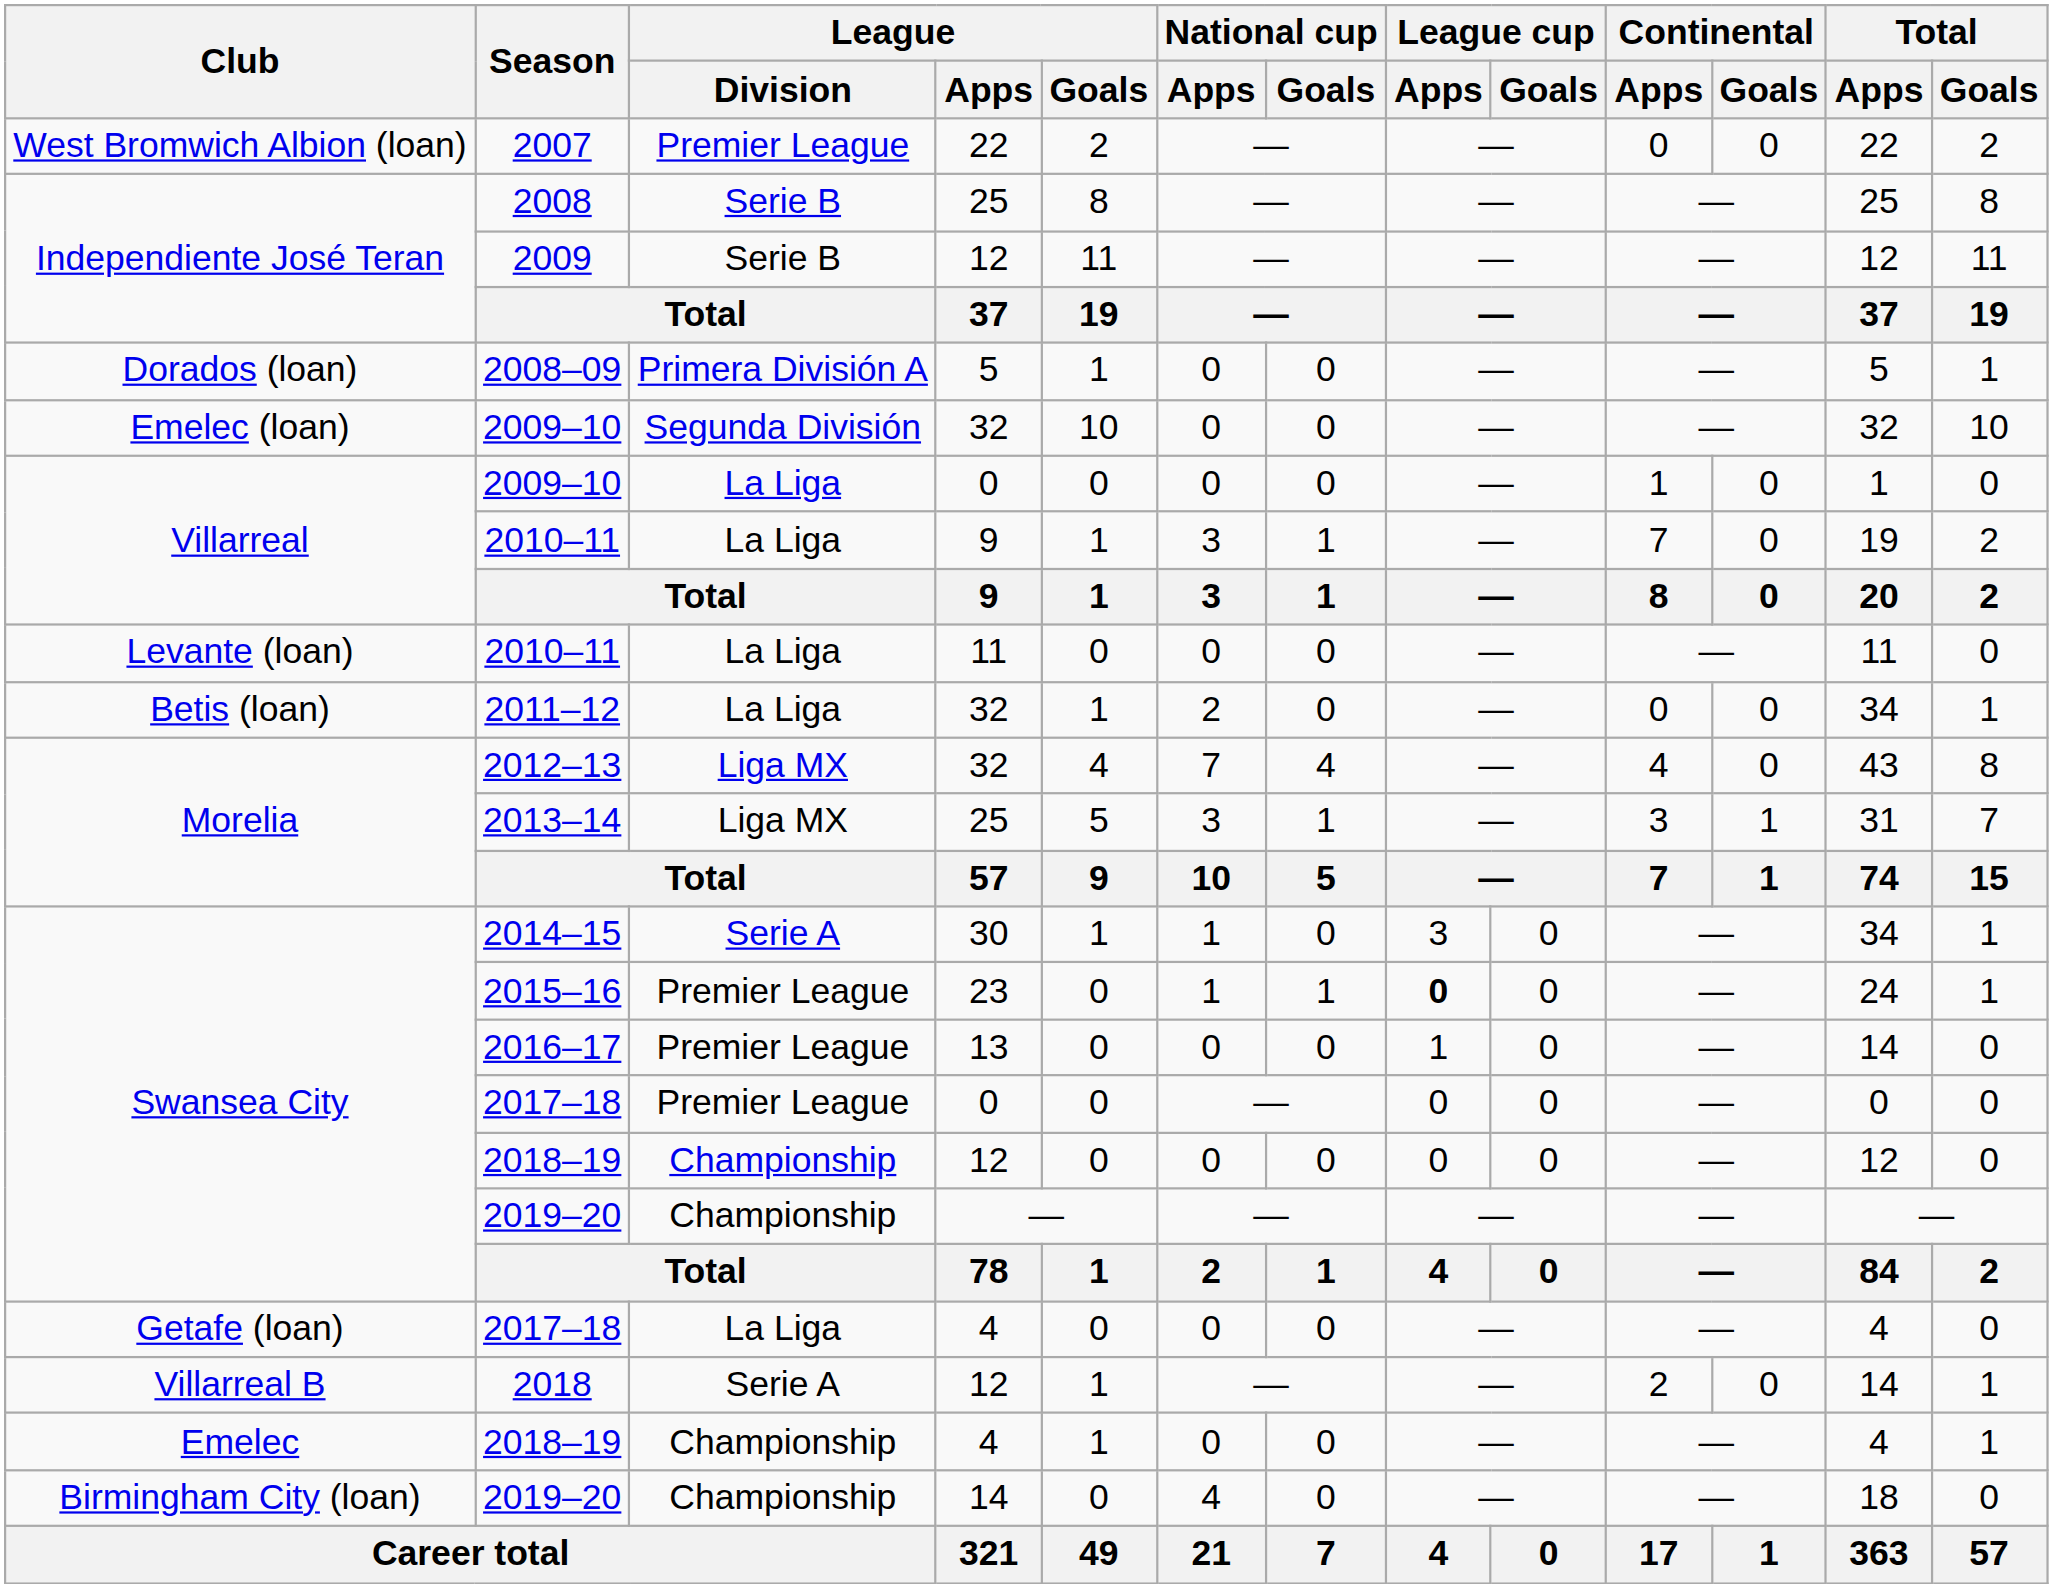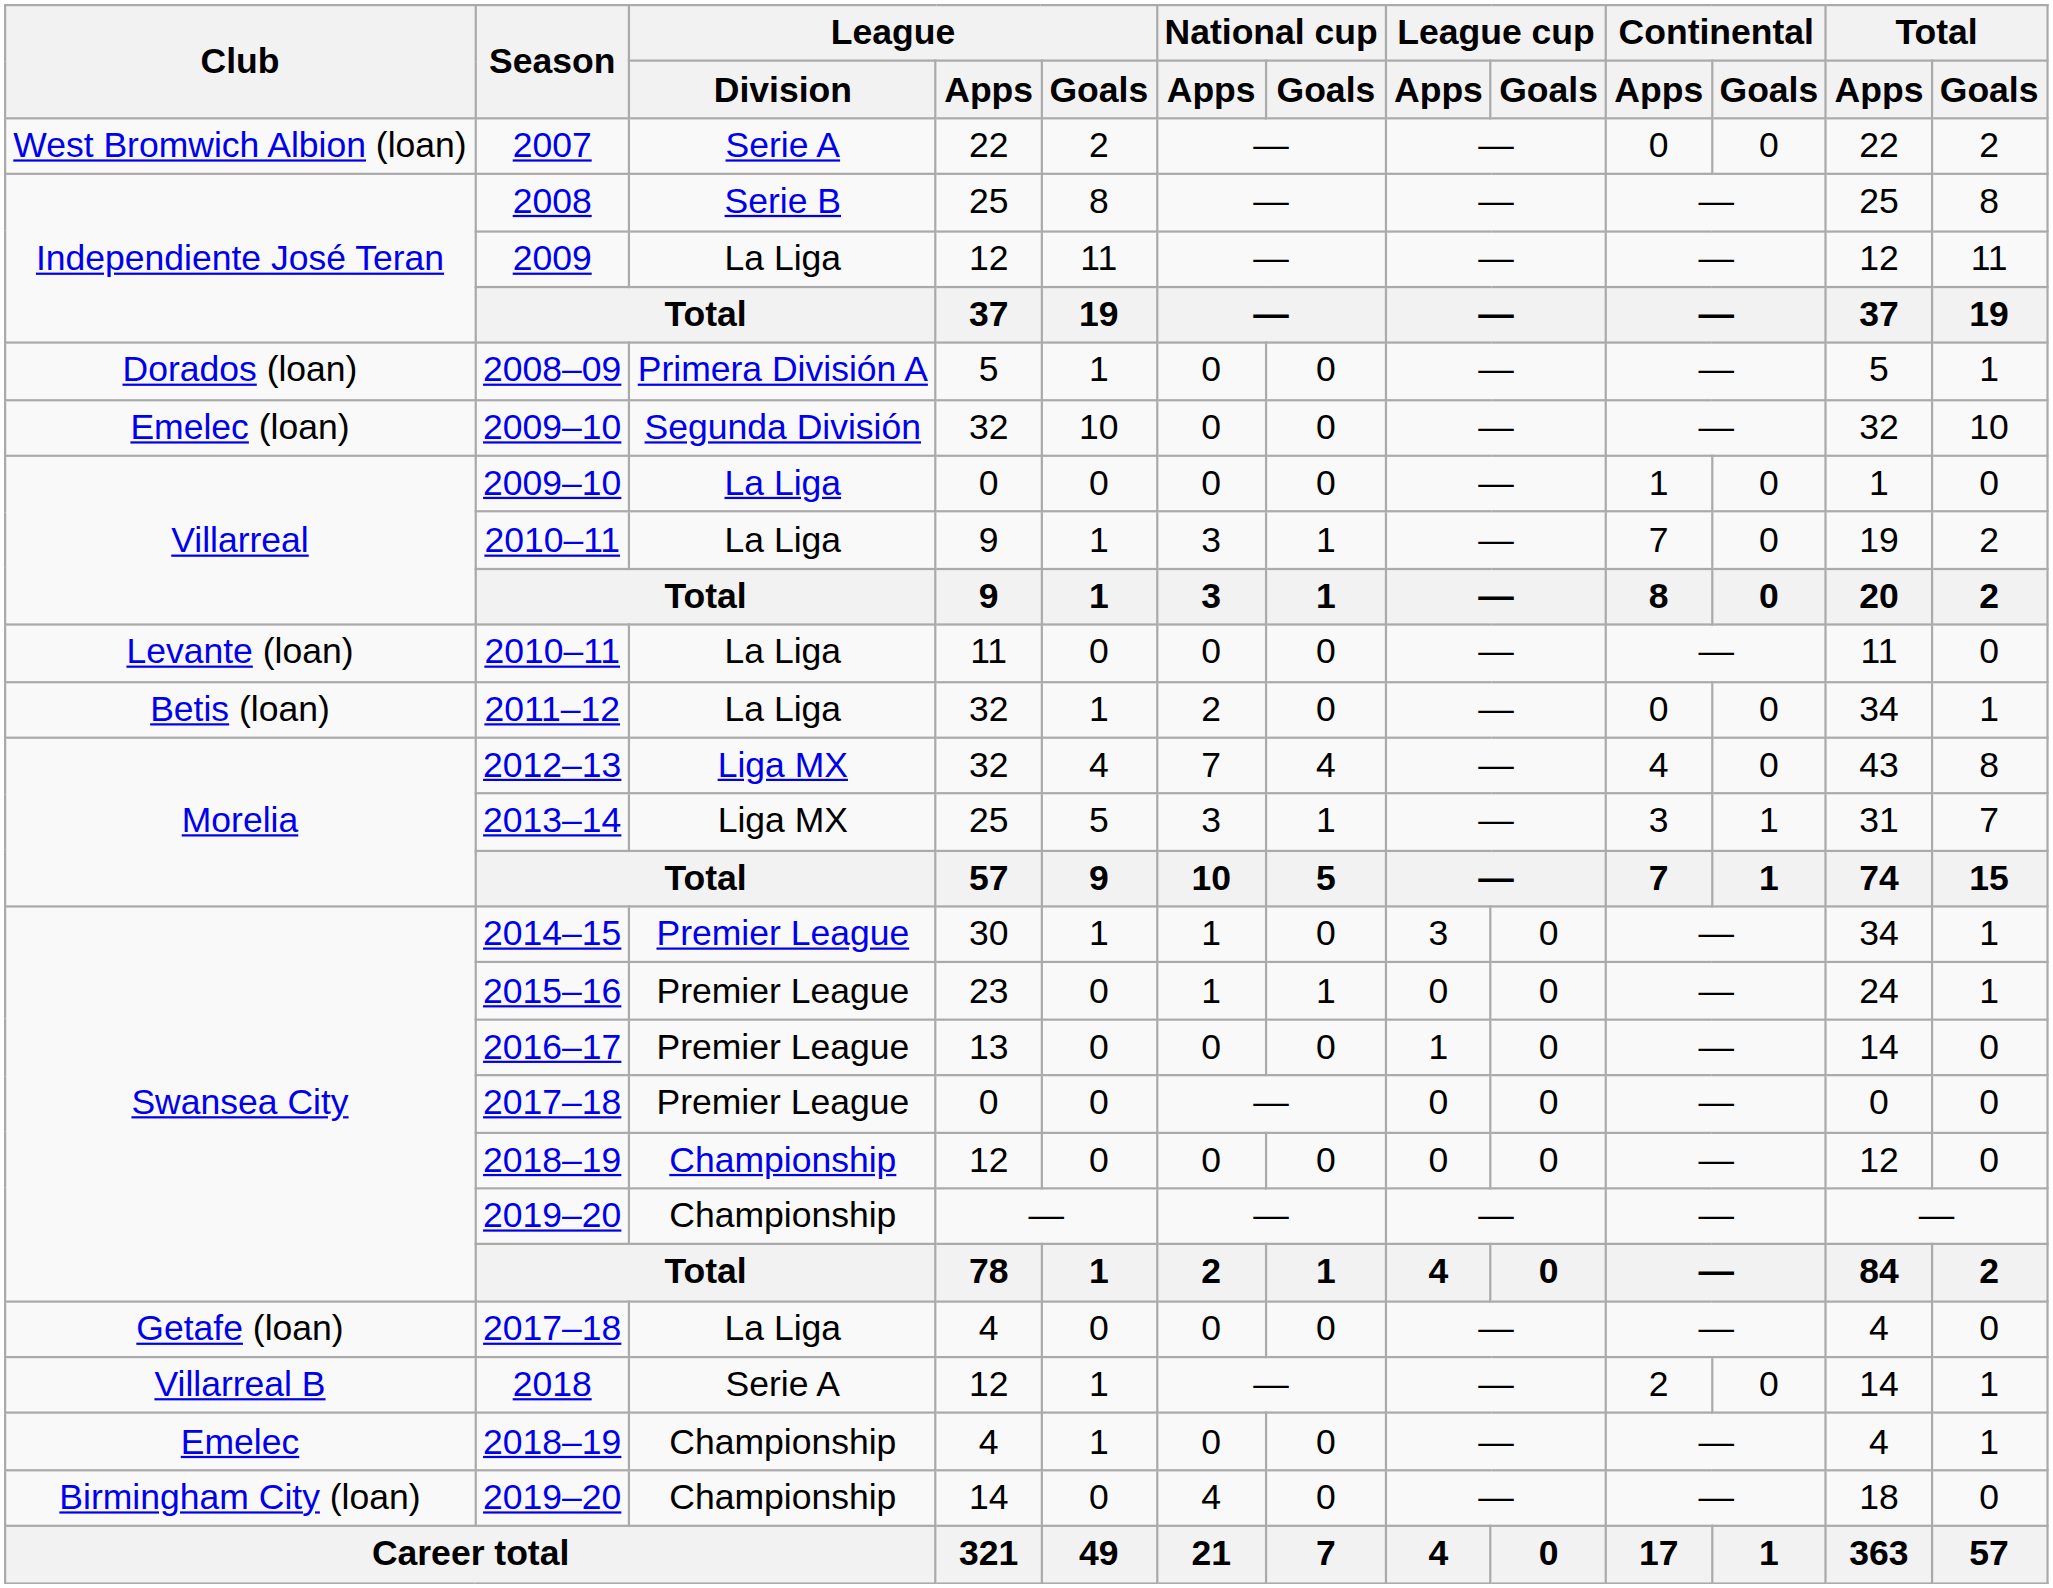(783, 145) Premier League -> (783, 145) Serie A
(783, 257) Serie B -> (783, 257) La Liga
(783, 933) Serie A -> (783, 933) Premier League
(1438, 990) bold -> (1438, 990) normal
